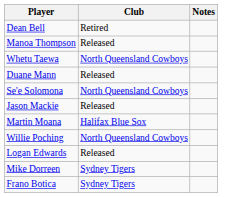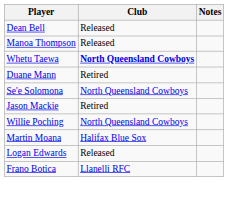(94, 28) Retired -> (97, 28) Released
(134, 59) normal -> (137, 59) bold
(97, 75) Released -> (94, 75) Retired
(97, 106) Released -> (94, 106) Retired
rows swapped: (34, 122) <-> (35, 138)
- row: (33, 169)
(108, 185) Sydney Tigers -> (105, 169) Llanelli RFC
